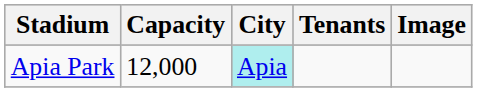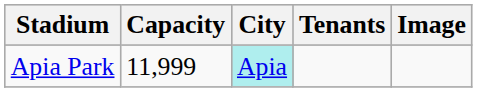(162, 65) 12,000 -> (161, 65) 11,999
